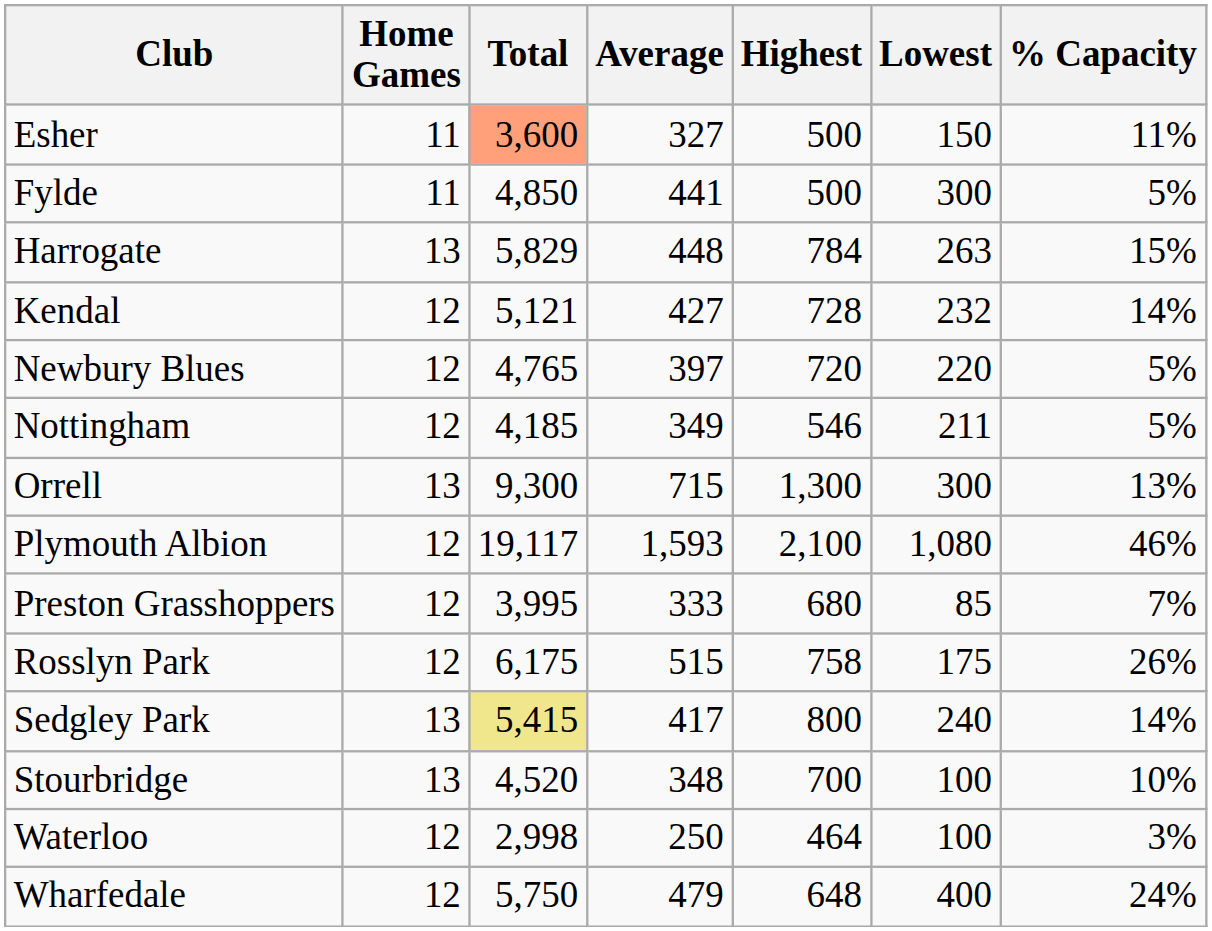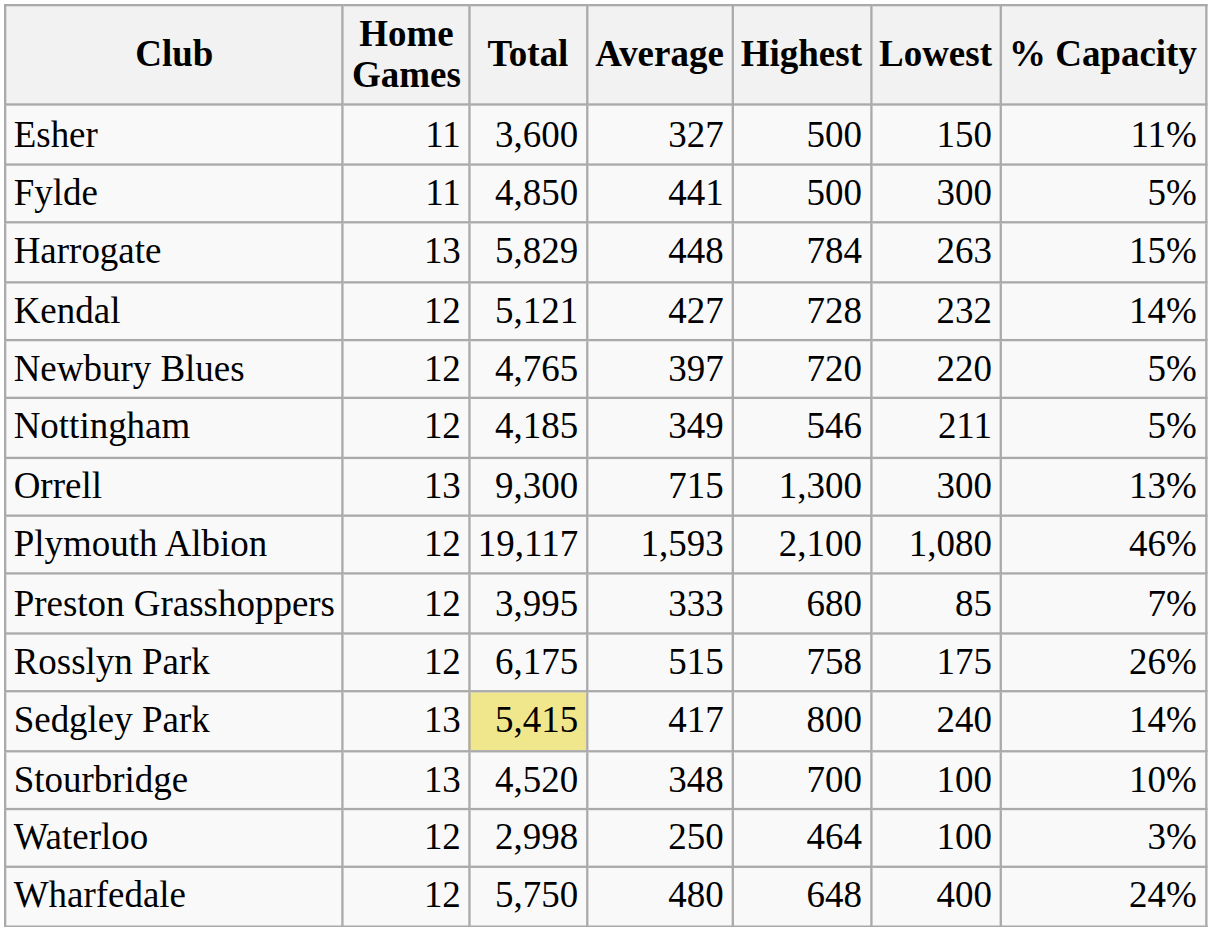(537, 134) lightsalmon background -> (537, 134) no background
(696, 896) 479 -> (696, 896) 480
